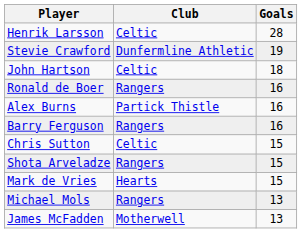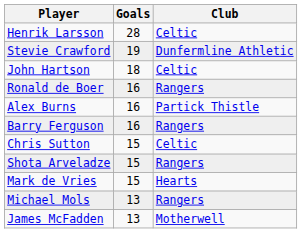columns swapped: (185, 14) <-> (276, 14)
